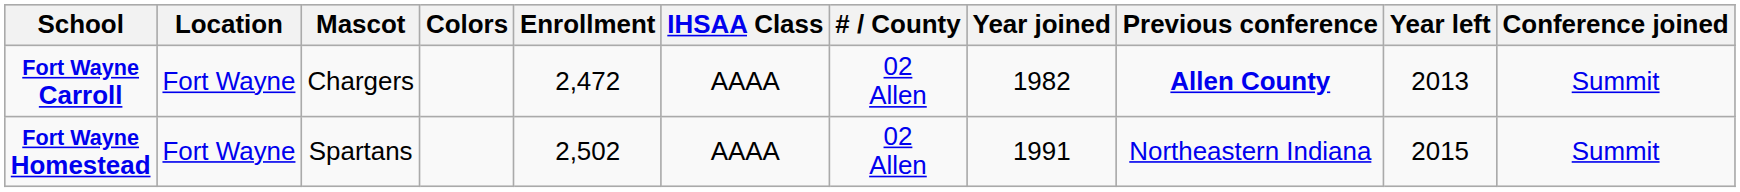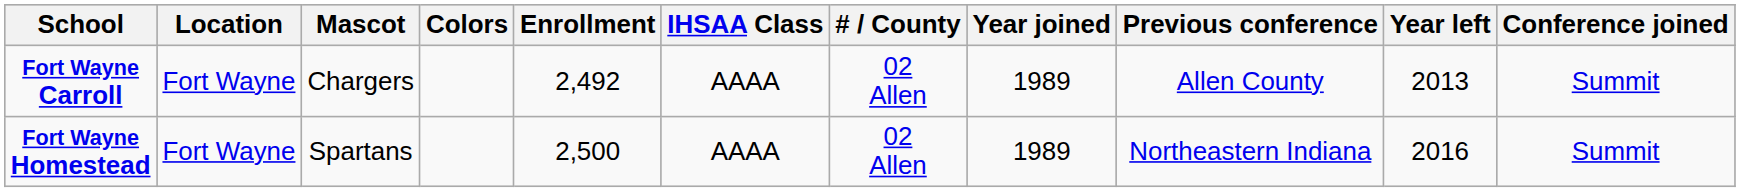(588, 80) 2,472 -> (588, 80) 2,492
(1042, 80) 1982 -> (1042, 80) 1989
(1250, 80) bold -> (1250, 80) normal
(588, 151) 2,502 -> (588, 151) 2,500
(1042, 151) 1991 -> (1042, 151) 1989
(1440, 151) 2015 -> (1440, 151) 2016
